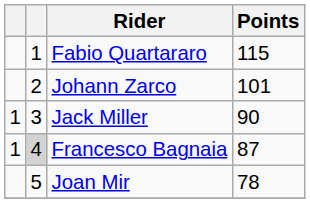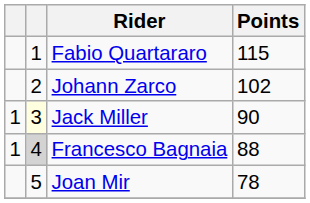(254, 85) 101 -> (254, 85) 102
(36, 117) no background -> (36, 117) lightyellow background
(248, 149) 87 -> (248, 149) 88
